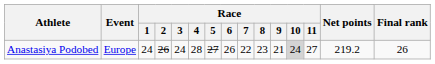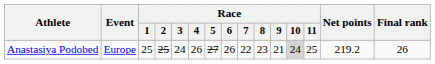(147, 50) 24 -> (147, 50) 25
(163, 50) 26 -> (163, 50) 25
(196, 50) 28 -> (196, 50) 26
(312, 50) 27 -> (312, 50) 25
